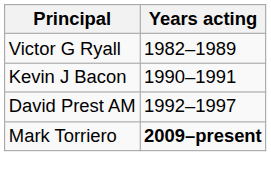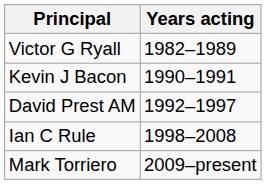+ row: (52, 135)
(203, 135) bold -> (200, 164) normal
